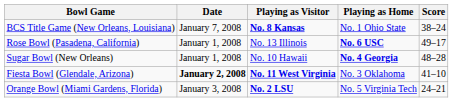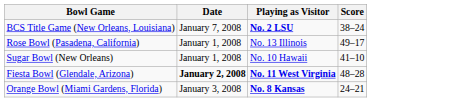- column: (378, 12)
(277, 27) No. 8 Kansas -> (272, 27) No. 2 LSU
(434, 58) 48–28 -> (352, 58) 41–10
(434, 74) 41–10 -> (352, 74) 48–28
(272, 89) No. 2 LSU -> (277, 89) No. 8 Kansas
